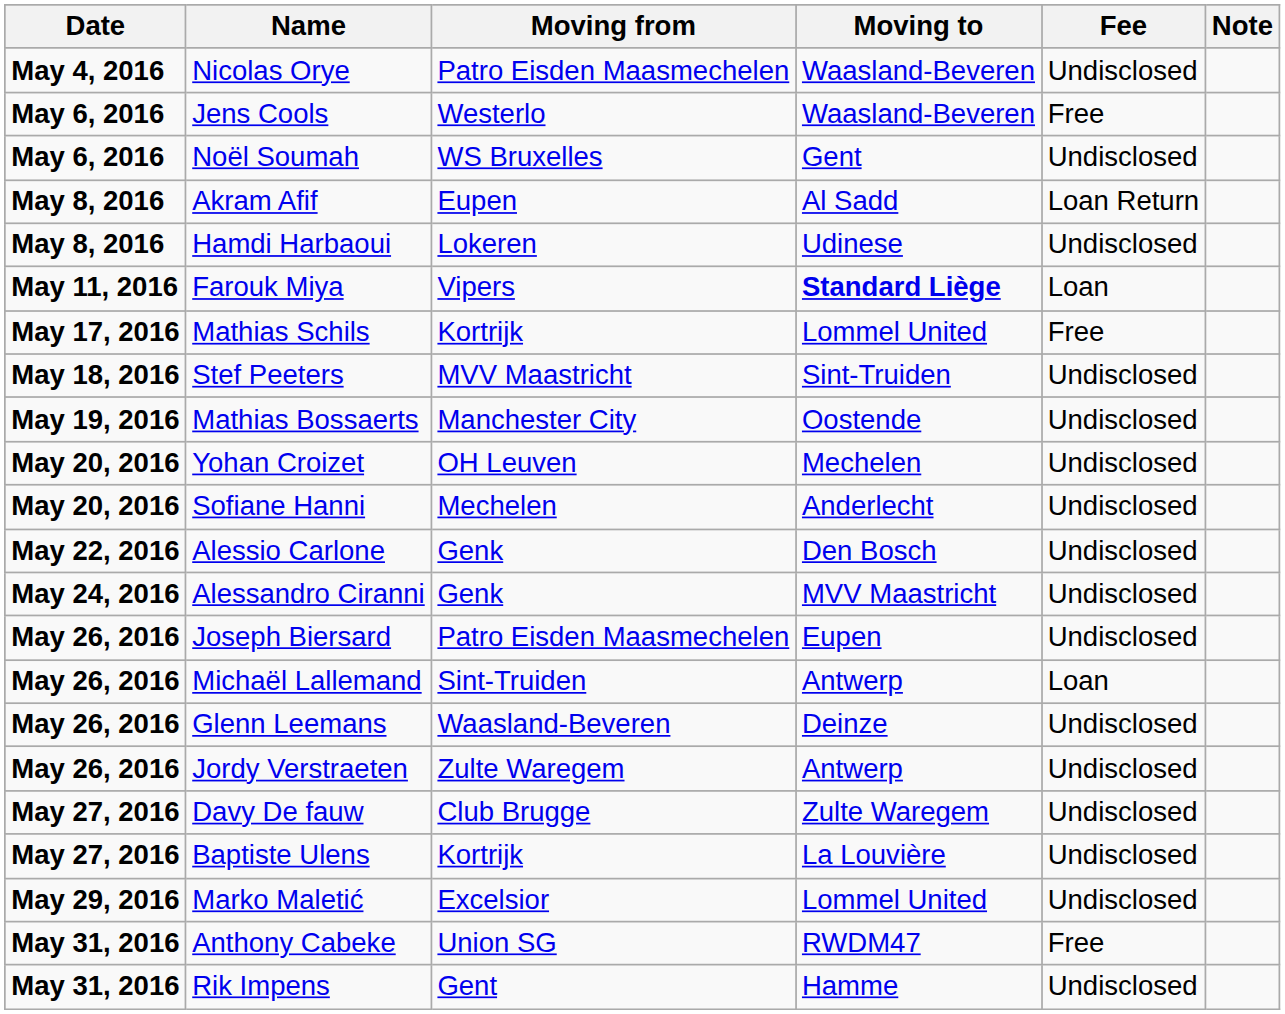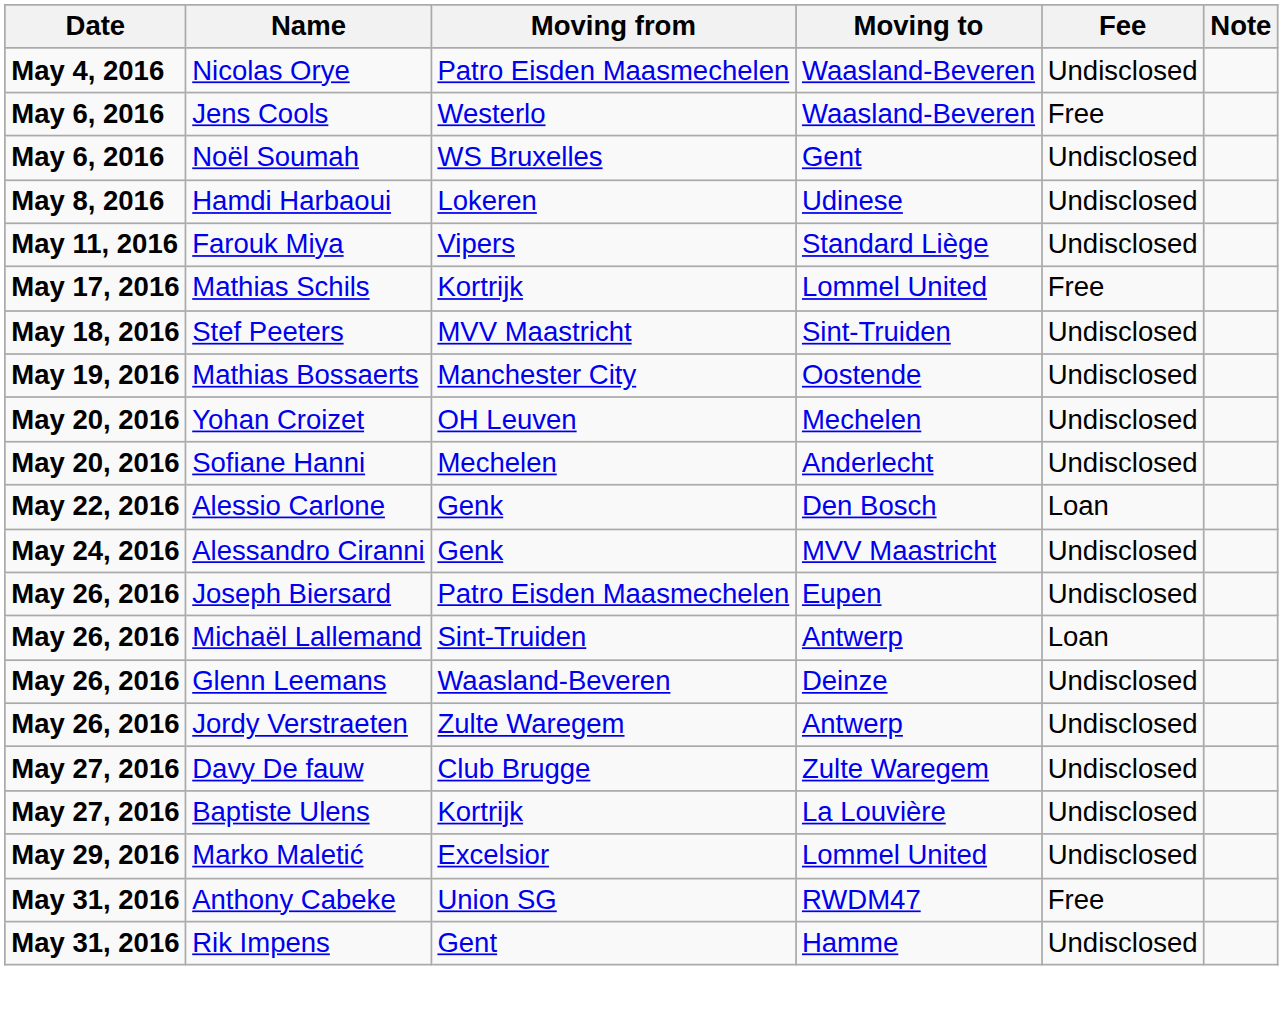- row: (255, 200)
(901, 288) bold -> (895, 244) normal
(1078, 288) Loan -> (1123, 244) Undisclosed
(1123, 550) Undisclosed -> (1078, 506) Loan
